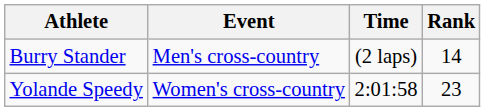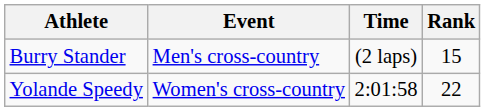(451, 55) 14 -> (451, 55) 15
(451, 89) 23 -> (451, 89) 22
